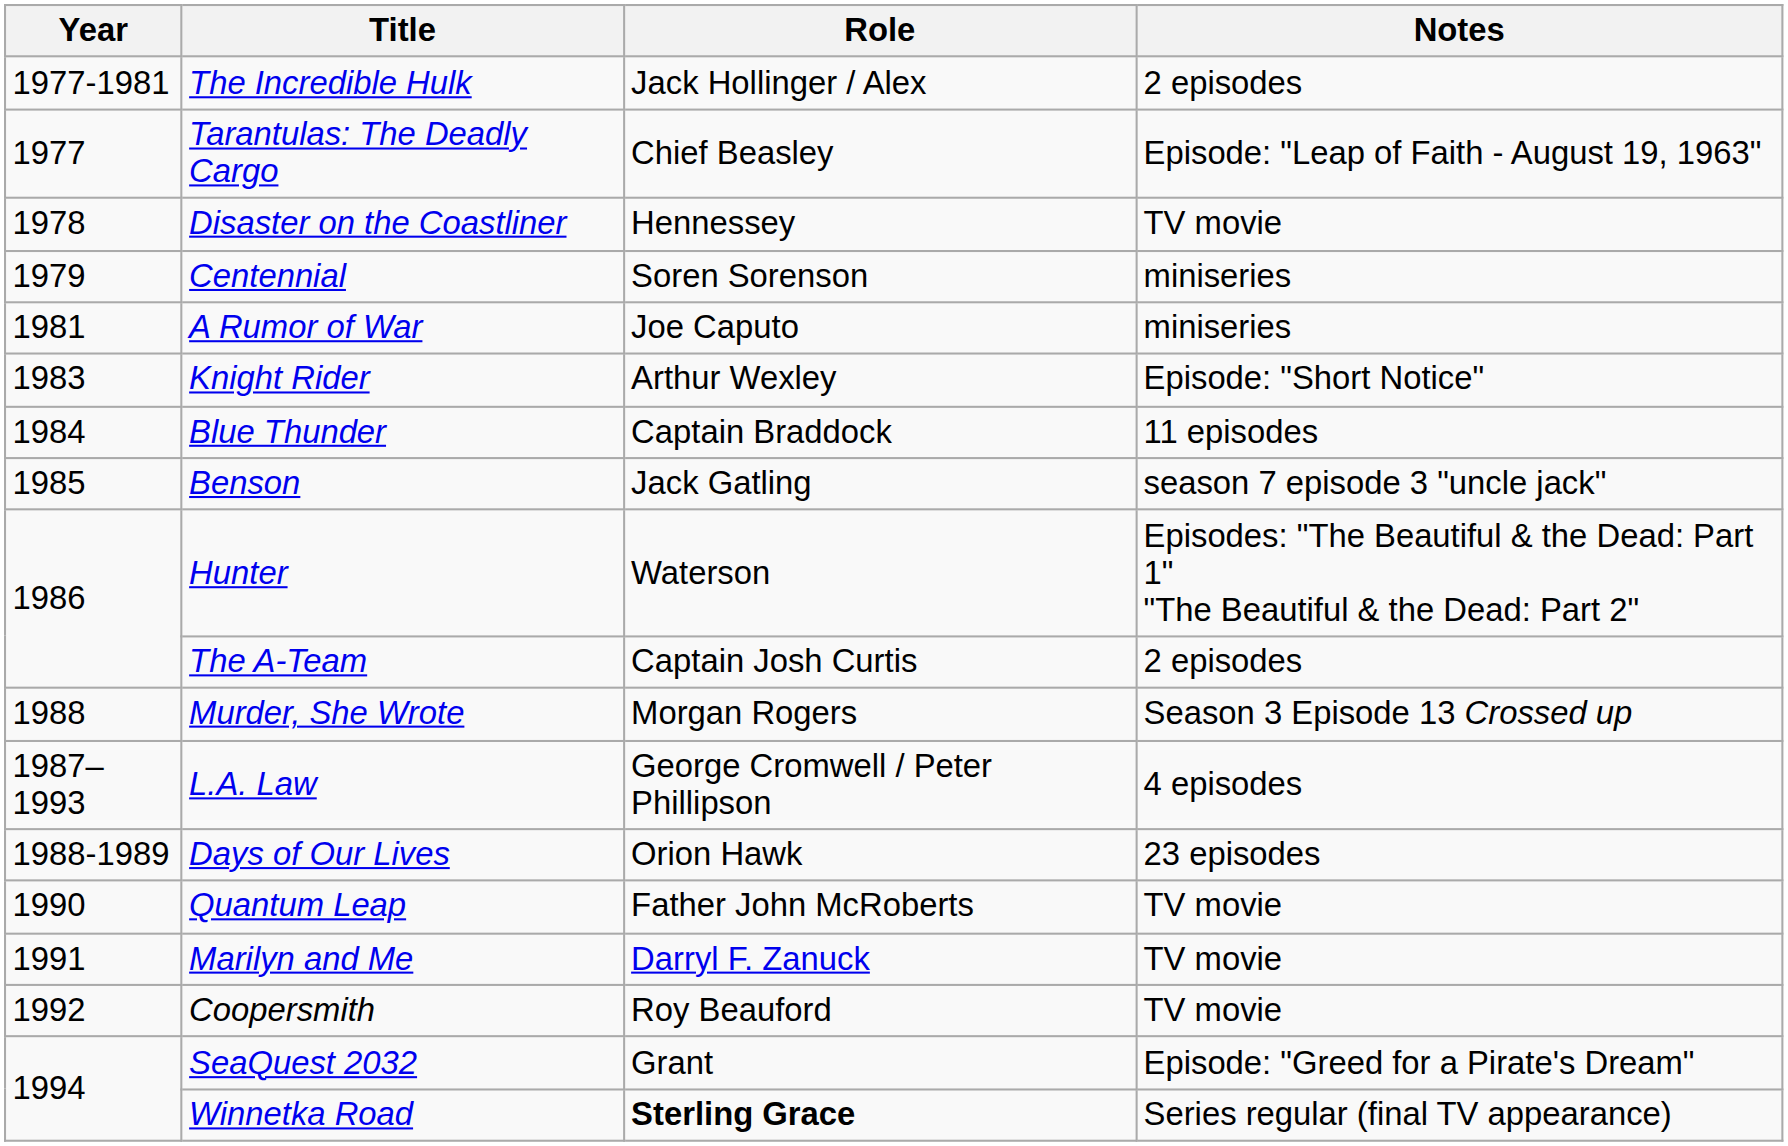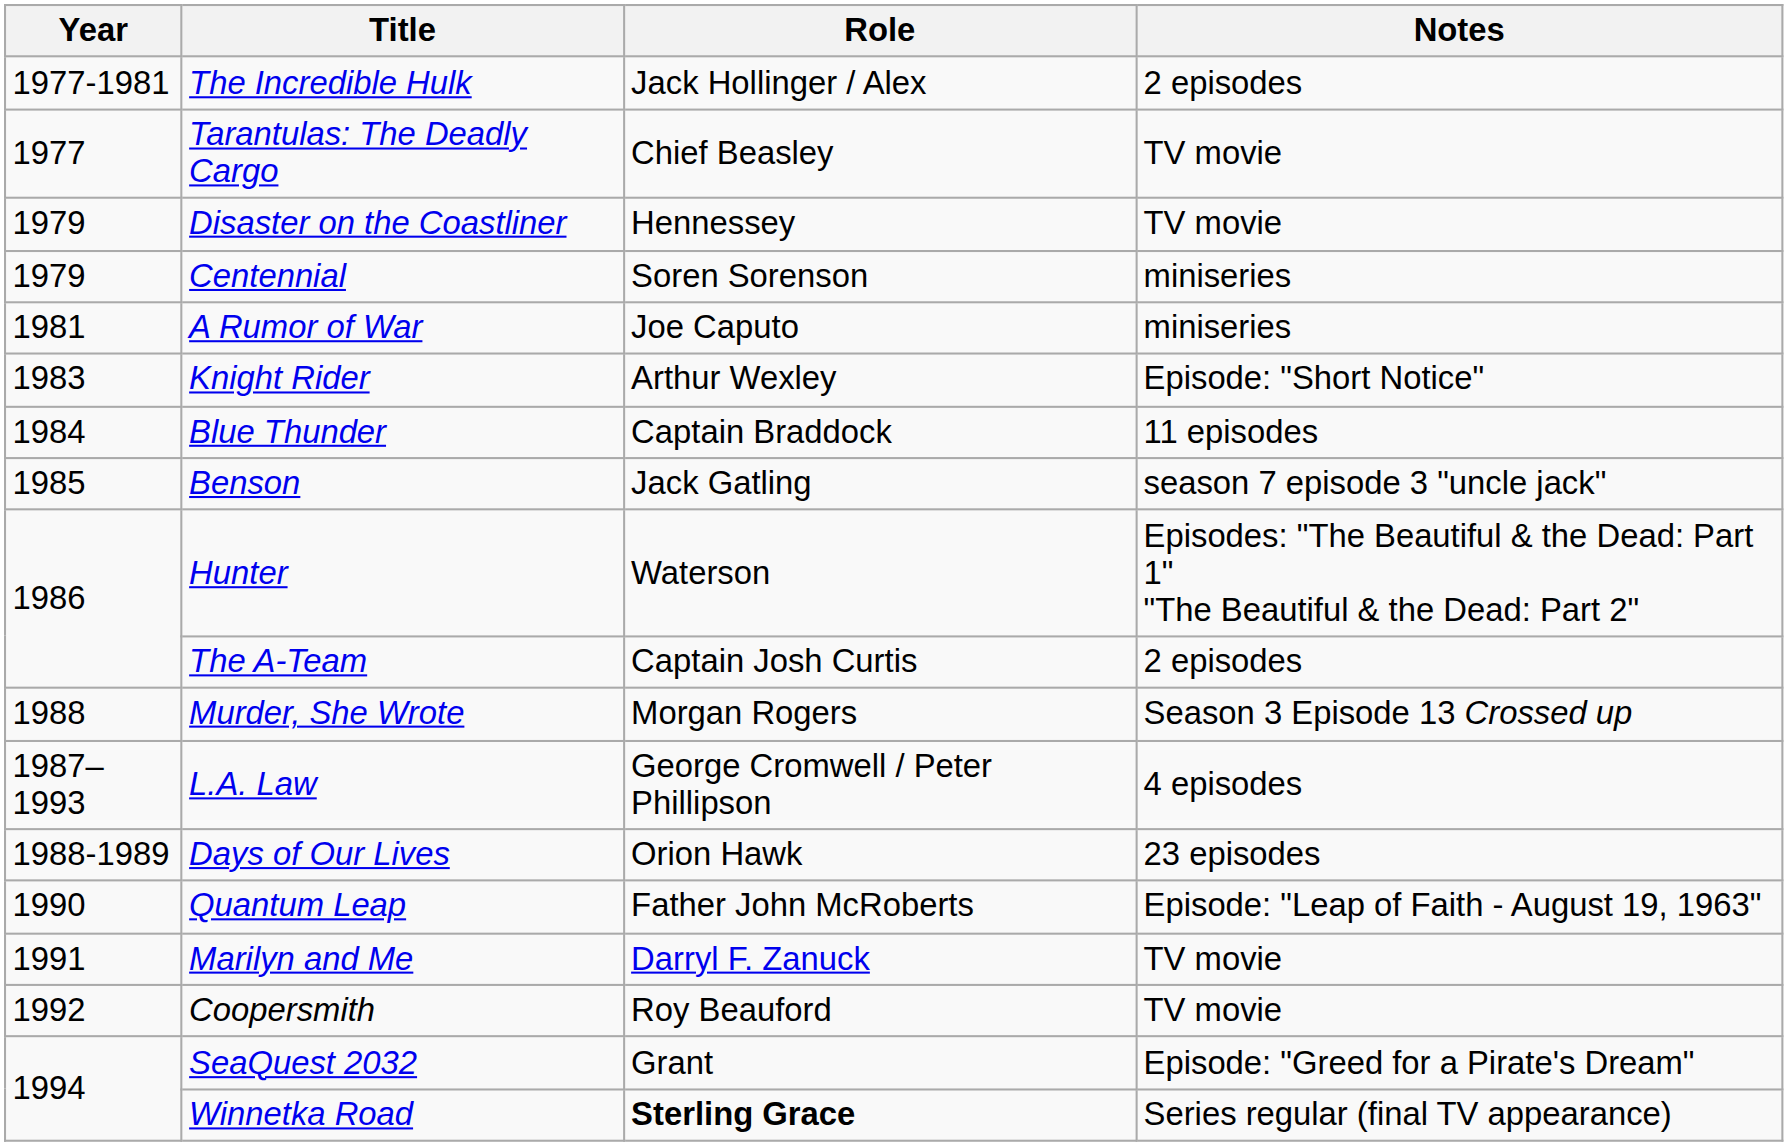(1452, 152) Episode: "Leap of Faith - August 19, 1963" -> (1213, 152) TV movie
(49, 223) 1978 -> (49, 223) 1979
(1213, 906) TV movie -> (1452, 906) Episode: "Leap of Faith - August 19, 1963"
